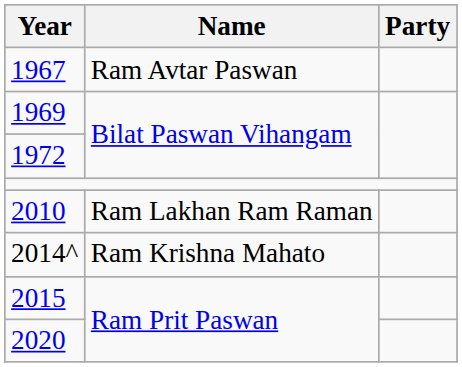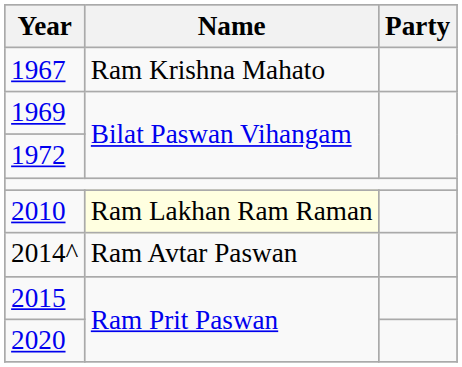(194, 69) Ram Avtar Paswan -> (208, 69) Ram Krishna Mahato
(232, 211) no background -> (232, 211) lightyellow background
(208, 254) Ram Krishna Mahato -> (194, 254) Ram Avtar Paswan
